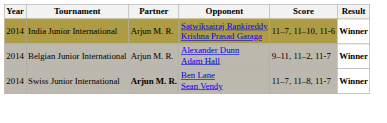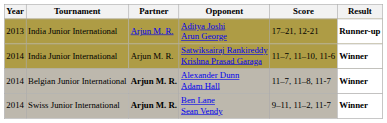+ row: (204, 31)
(152, 56) normal -> (154, 81) bold
(301, 56) 9–11, 11–2, 11-7 -> (301, 81) 11–7, 11–8, 11-7
(301, 81) 11–7, 11–8, 11-7 -> (301, 106) 9–11, 11–2, 11-7
